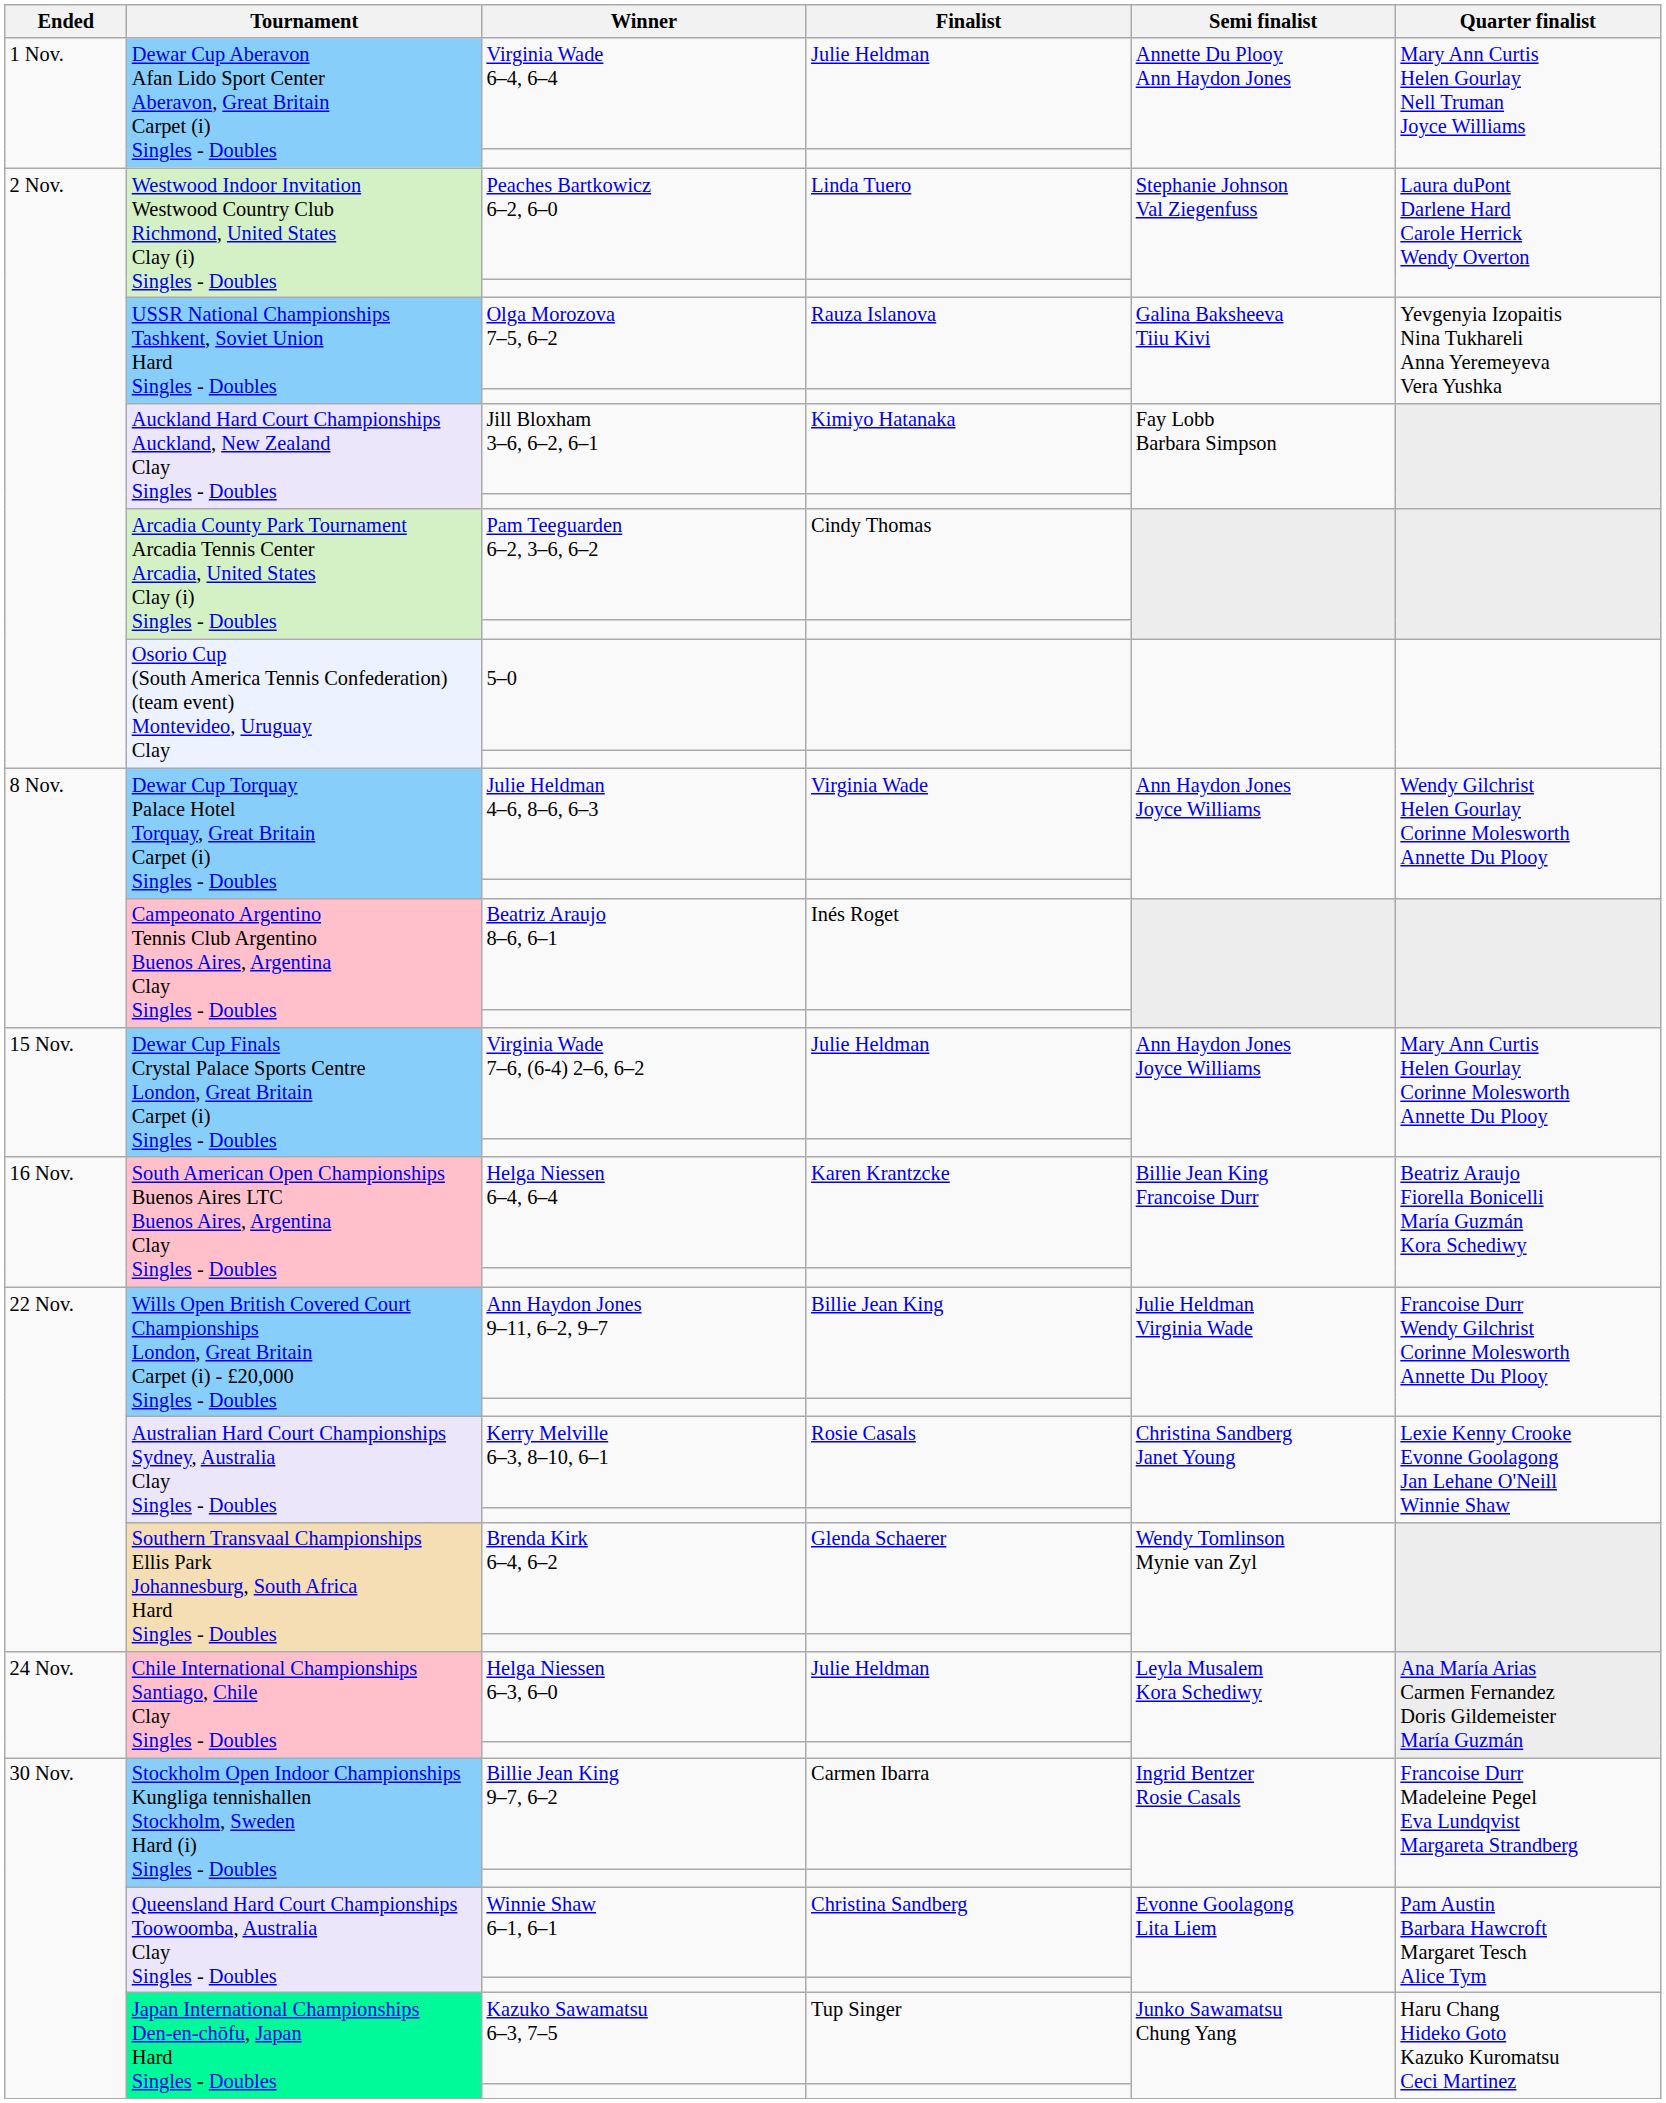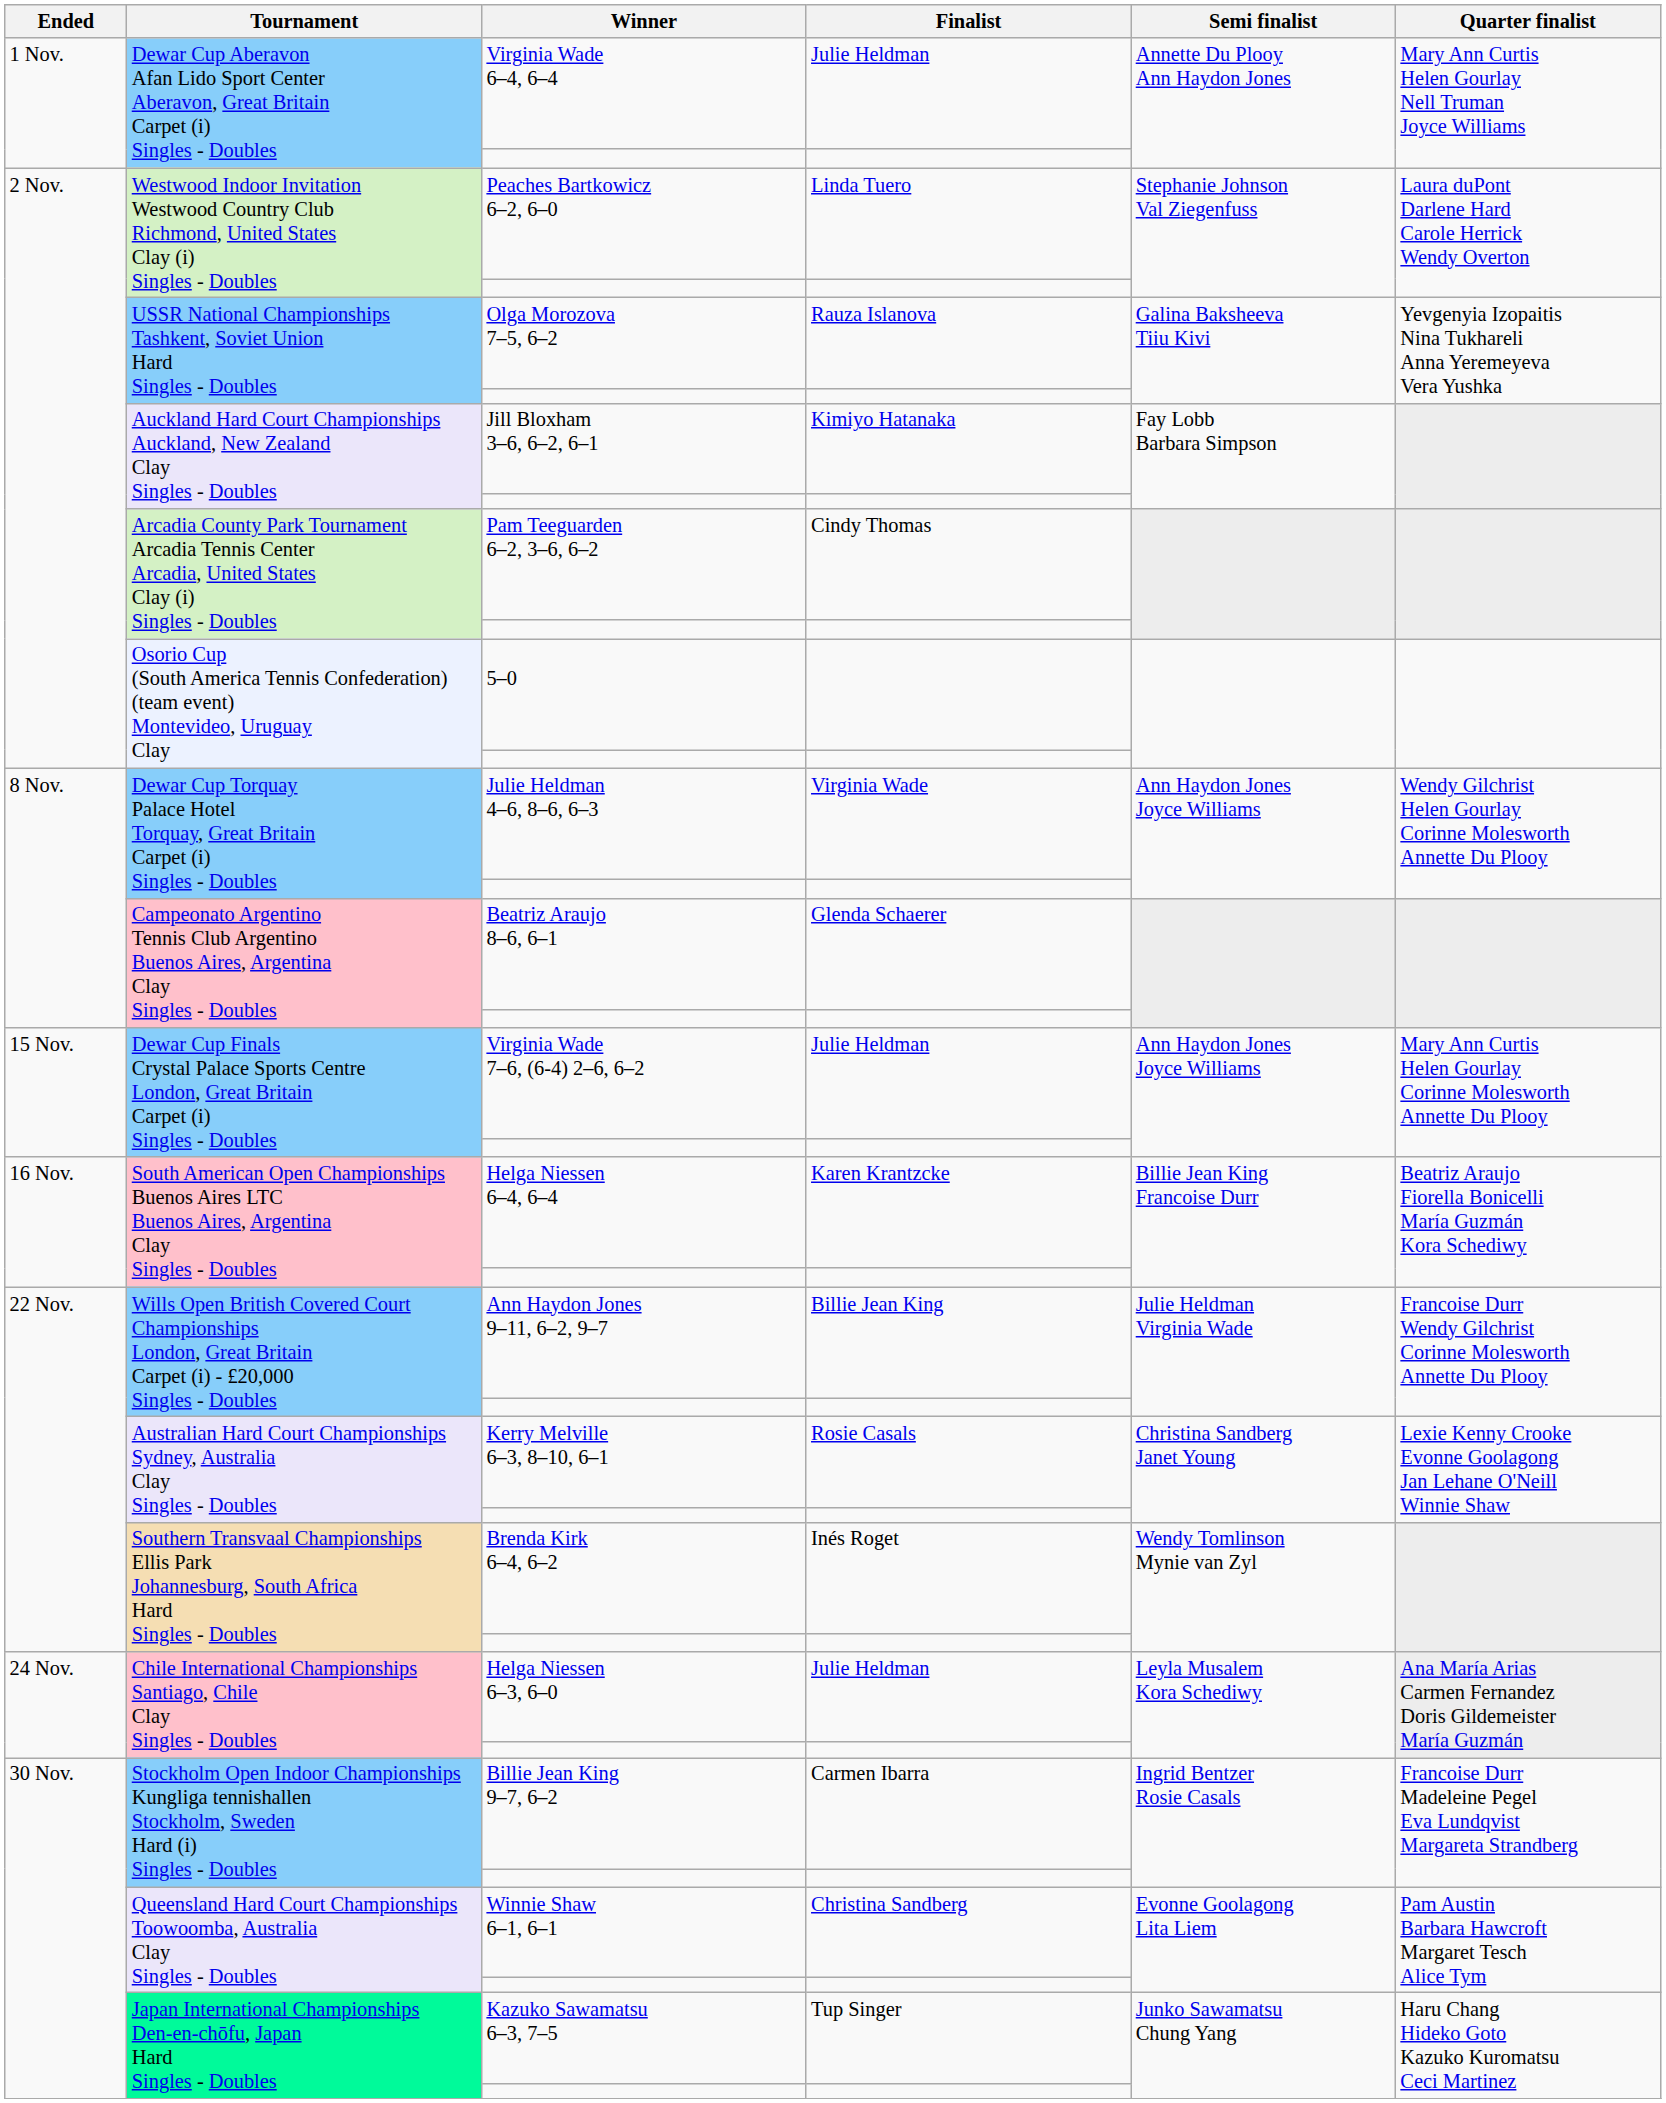(855, 914) Inés Roget -> (879, 914) Glenda Schaerer
(879, 1538) Glenda Schaerer -> (855, 1538) Inés Roget
